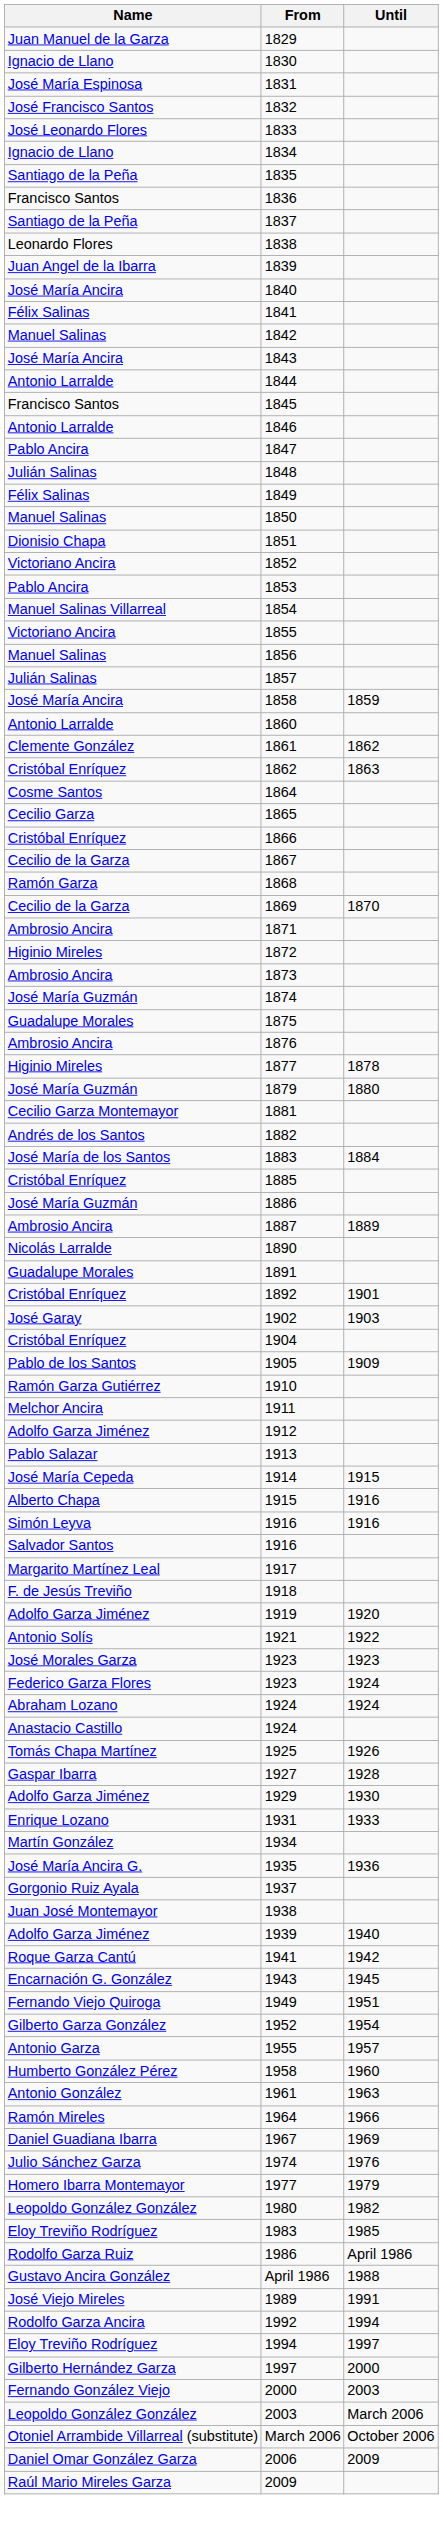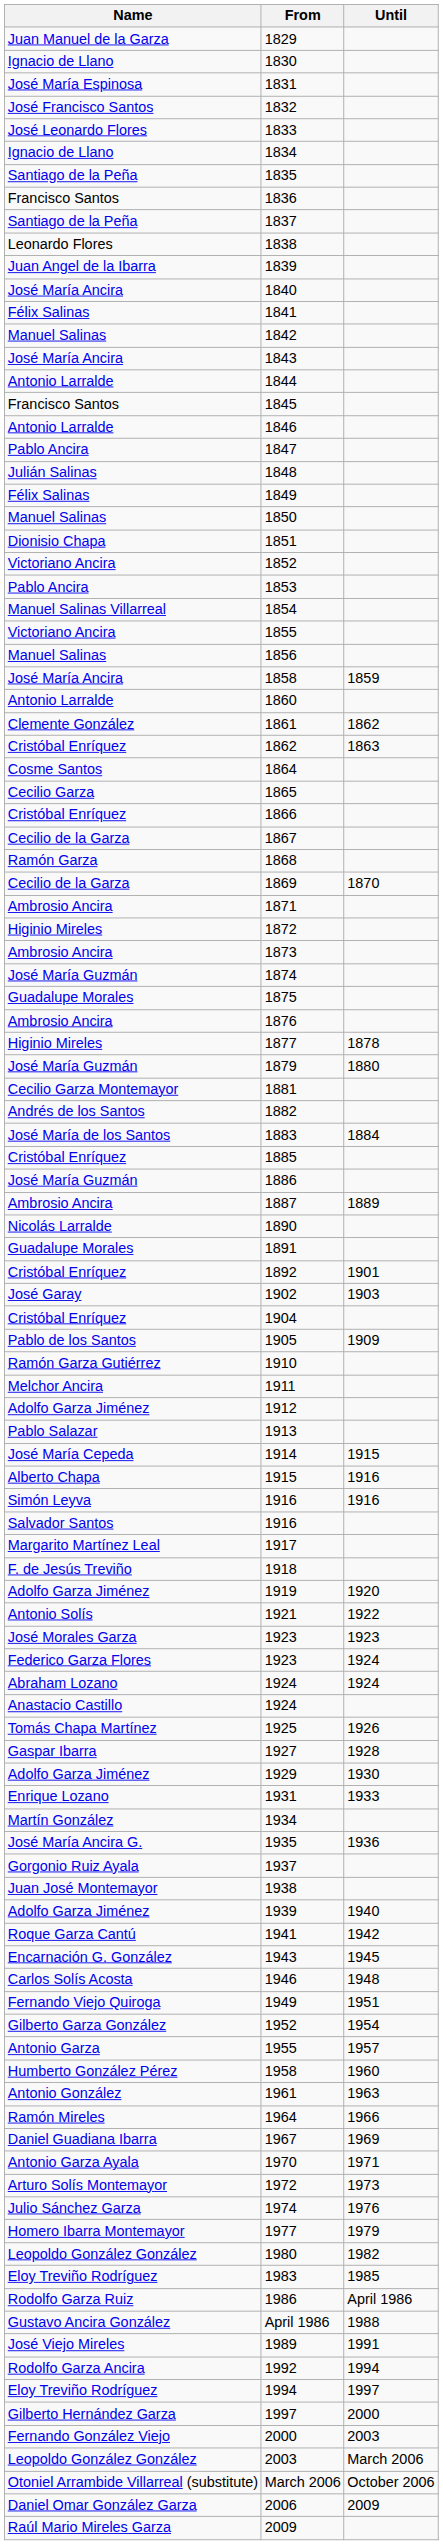- row: (52, 678)
+ row: (70, 1979)
+ row: (73, 2162)
+ row: (87, 2185)
